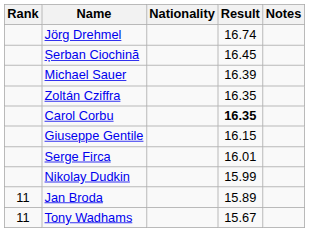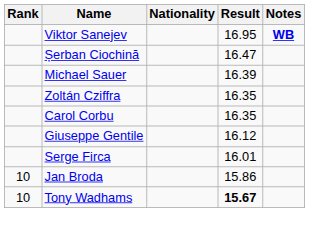+ row: (86, 34)
- row: (83, 34)
(240, 55) 16.45 -> (240, 55) 16.47
(240, 116) bold -> (240, 116) normal
(240, 136) 16.15 -> (240, 136) 16.12
- row: (87, 177)
(23, 197) 11 -> (23, 177) 10
(240, 197) 15.89 -> (240, 177) 15.86
(23, 217) 11 -> (23, 197) 10
(240, 217) normal -> (240, 197) bold
